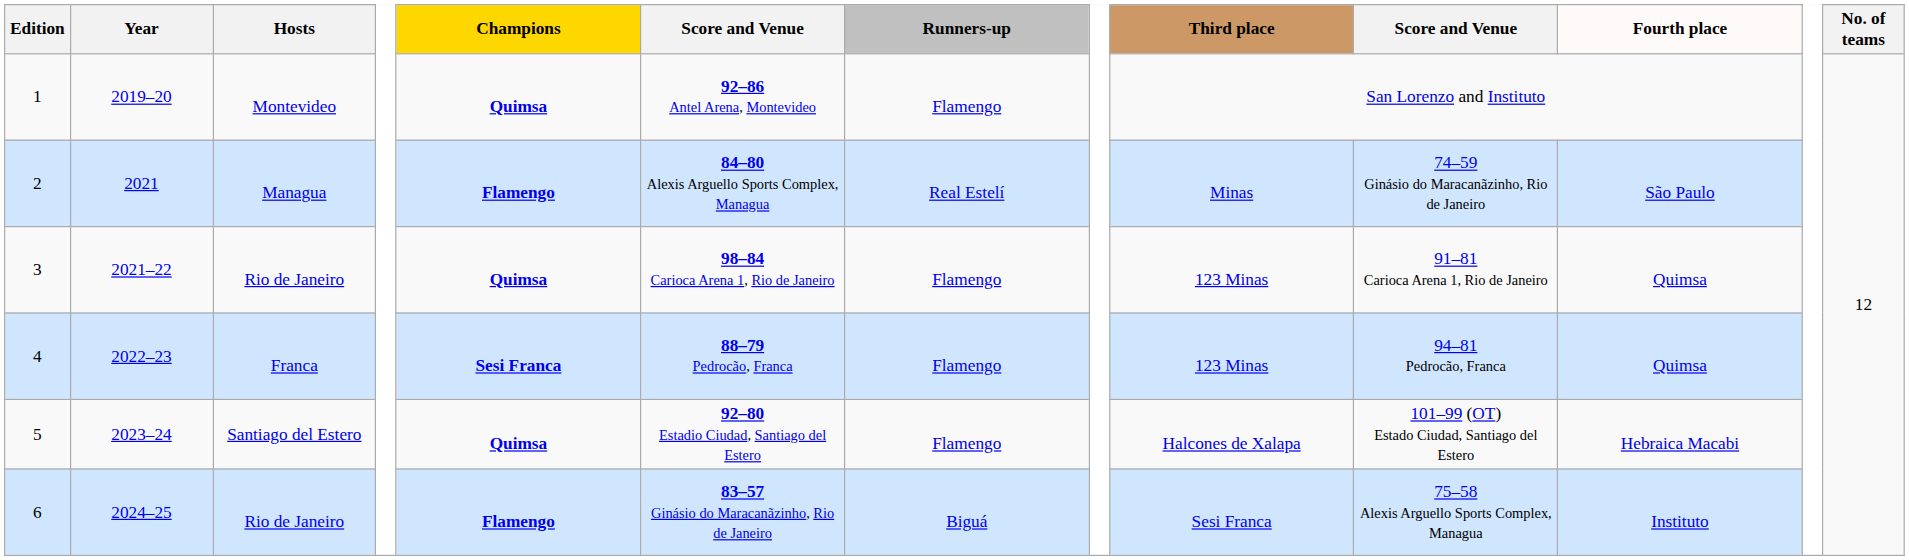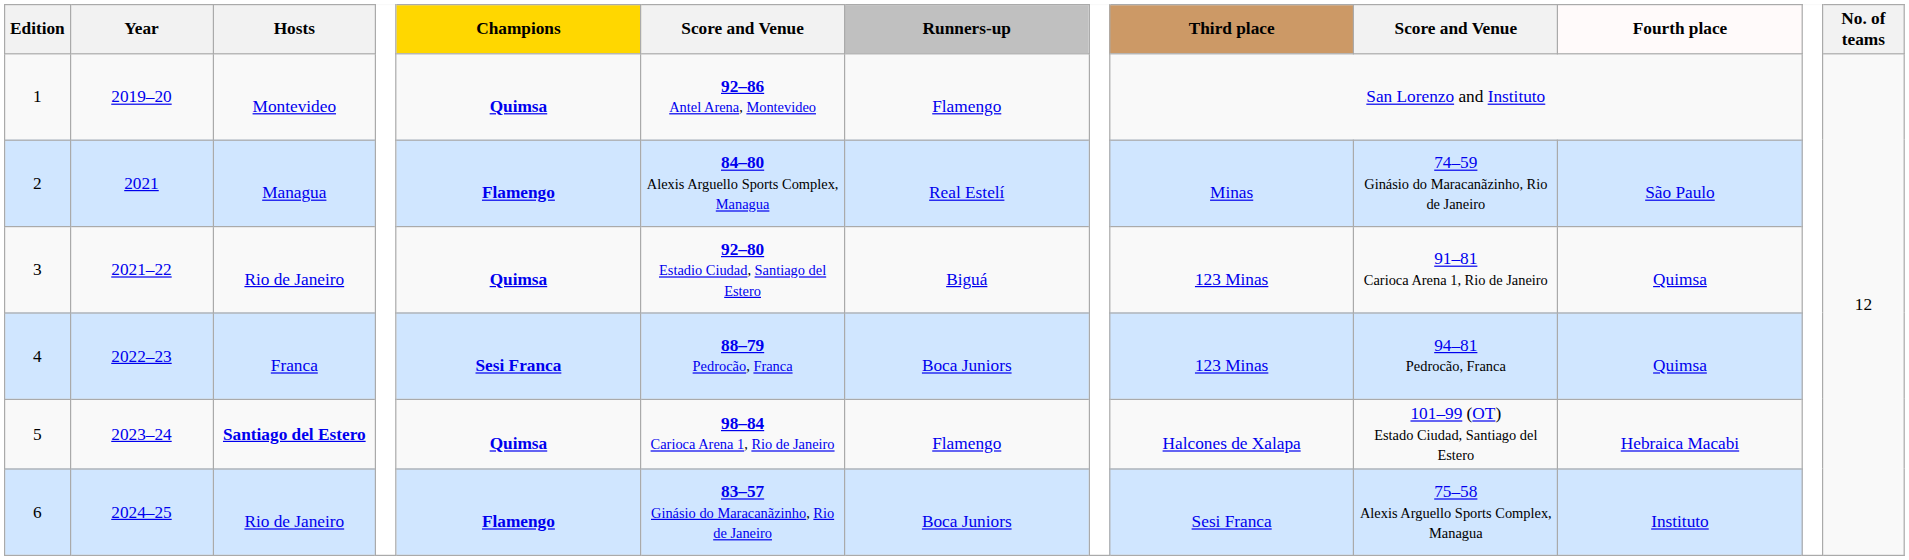(743, 269) 98–84 Carioca Arena 1, Rio de Janeiro -> (743, 269) 92–80 Estadio Ciudad, Santiago del Estero
(967, 279) Flamengo -> (967, 279) Biguá
(967, 366) Flamengo -> (967, 366) Boca Juniors
(294, 434) normal -> (294, 434) bold
(743, 434) 92–80 Estadio Ciudad, Santiago del Estero -> (743, 434) 98–84 Carioca Arena 1, Rio de Janeiro
(967, 522) Biguá -> (967, 522) Boca Juniors
